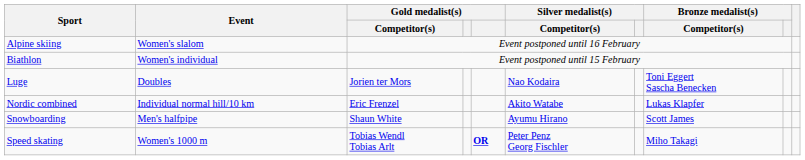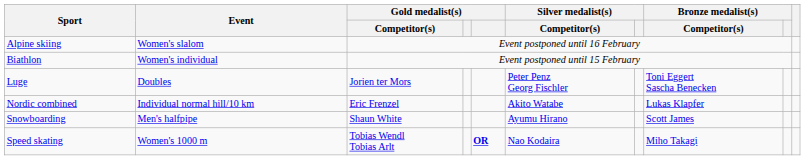(534, 82) Nao Kodaira -> (538, 82) Peter Penz Georg Fischler
(538, 141) Peter Penz Georg Fischler -> (534, 141) Nao Kodaira
